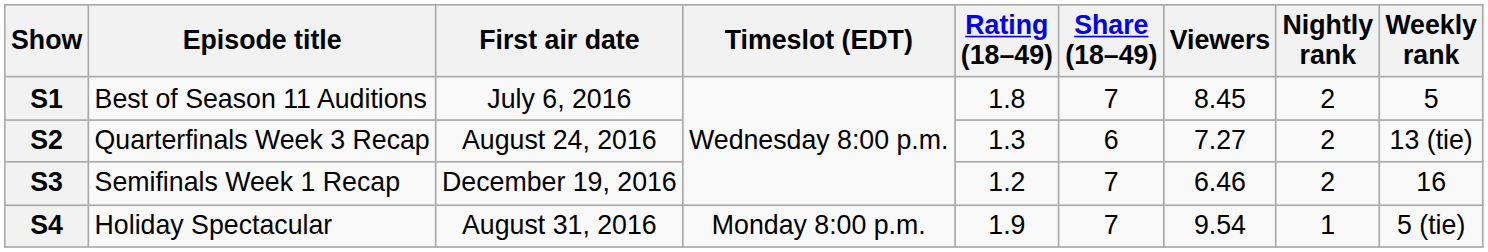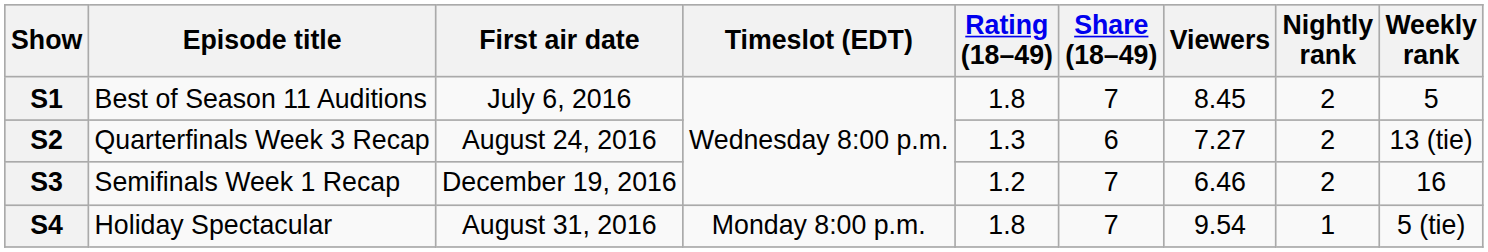(1007, 225) 1.9 -> (1007, 225) 1.8
